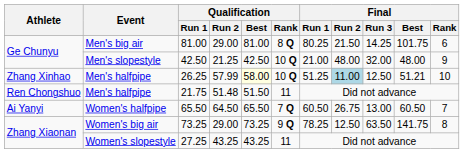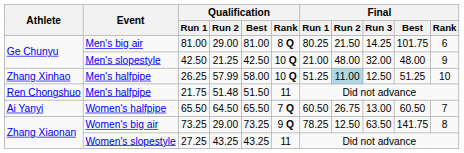(256, 77) lightyellow background -> (256, 77) no background
(412, 77) 51.21 -> (412, 77) 51.25
